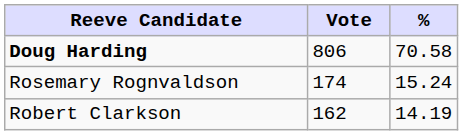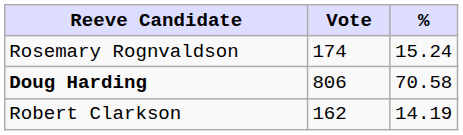rows swapped: (78, 51) <-> (124, 83)
